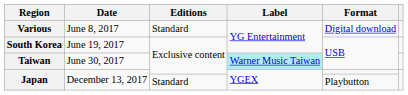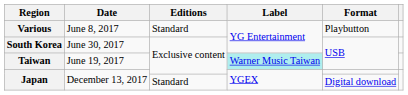(360, 28) Digital download -> (347, 28) Playbutton
(95, 45) June 19, 2017 -> (95, 45) June 30, 2017
(95, 61) June 30, 2017 -> (95, 61) June 19, 2017
(347, 82) Playbutton -> (360, 82) Digital download
